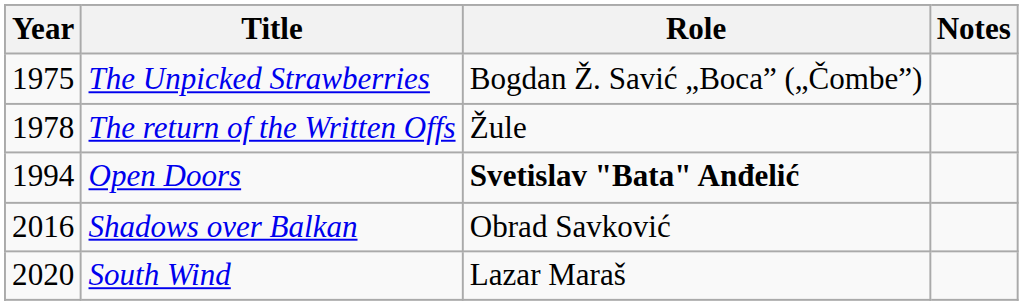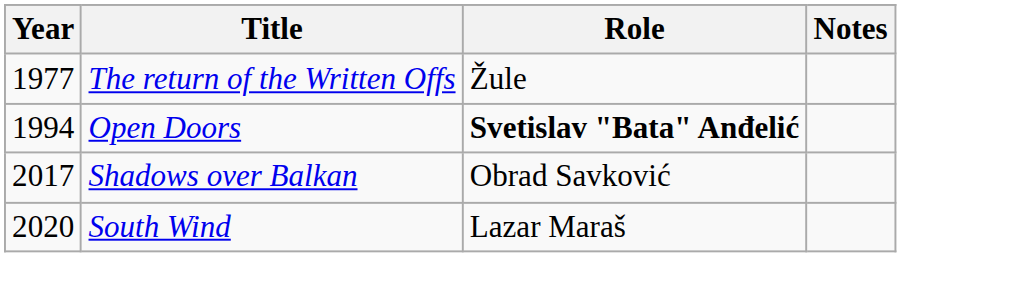- row: (259, 78)
(43, 127) 1978 -> (43, 78) 1977
(43, 226) 2016 -> (43, 176) 2017
